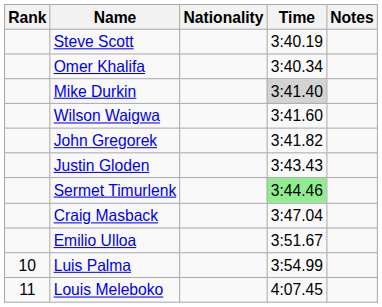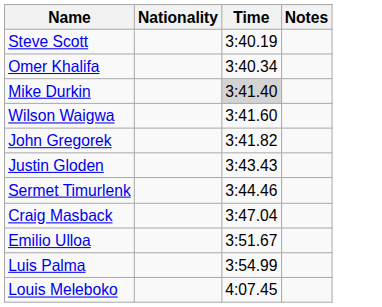- column: (27, 17)
(297, 191) lightgreen background -> (251, 191) no background
